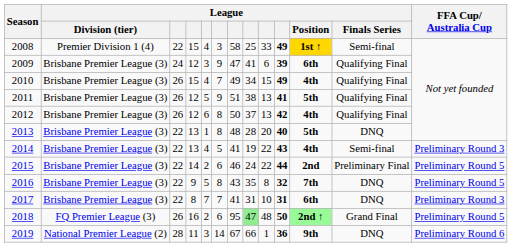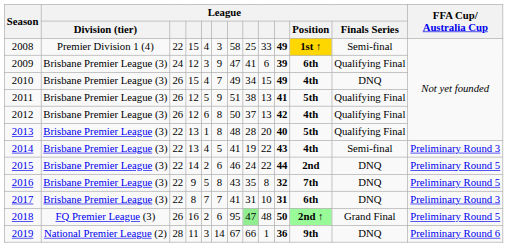(372, 81) Qualifying Final -> (370, 81) DNQ
(372, 132) DNQ -> (370, 132) Qualifying Final
(372, 166) Preliminary Final -> (370, 166) DNQ
